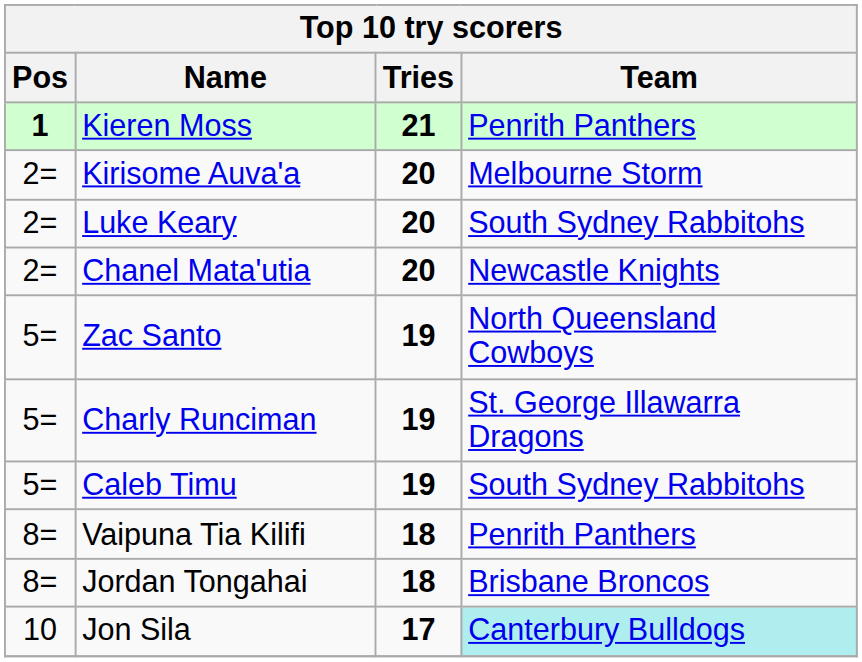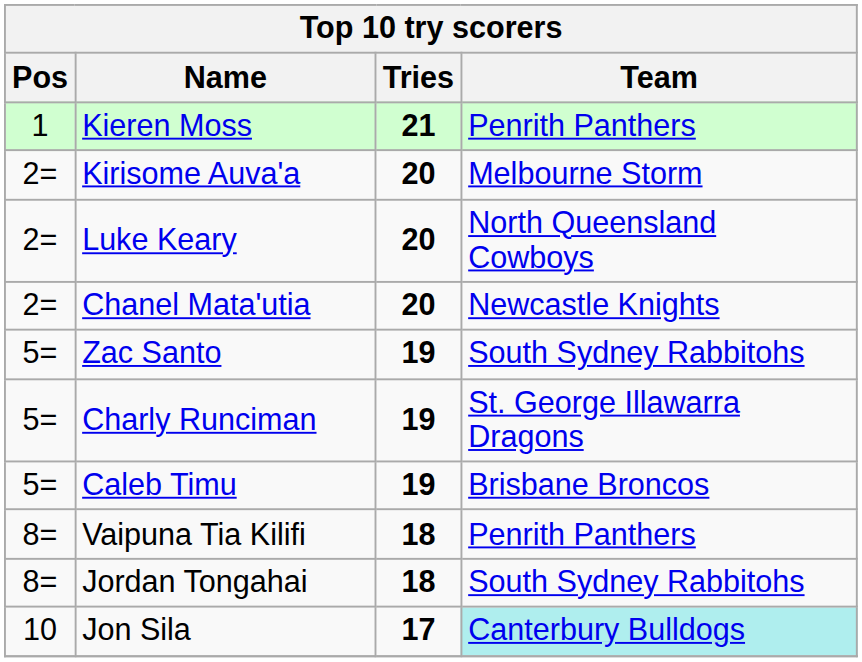(40, 125) bold -> (40, 125) normal
(636, 222) South Sydney Rabbitohs -> (592, 239) North Queensland Cowboys
(592, 336) North Queensland Cowboys -> (636, 353) South Sydney Rabbitohs
(636, 485) South Sydney Rabbitohs -> (589, 485) Brisbane Broncos
(589, 582) Brisbane Broncos -> (636, 582) South Sydney Rabbitohs
